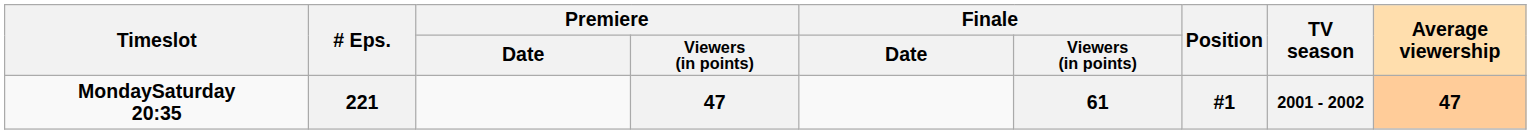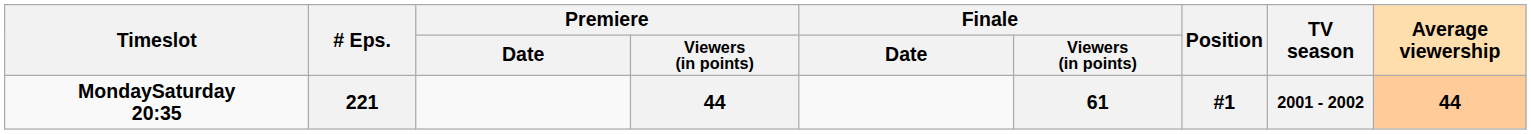(715, 102) 47 -> (715, 102) 44
(1450, 102) 47 -> (1450, 102) 44
